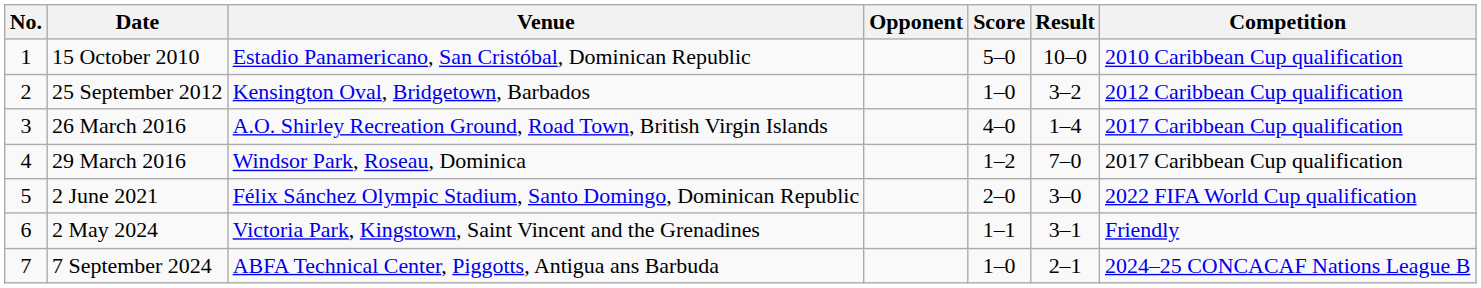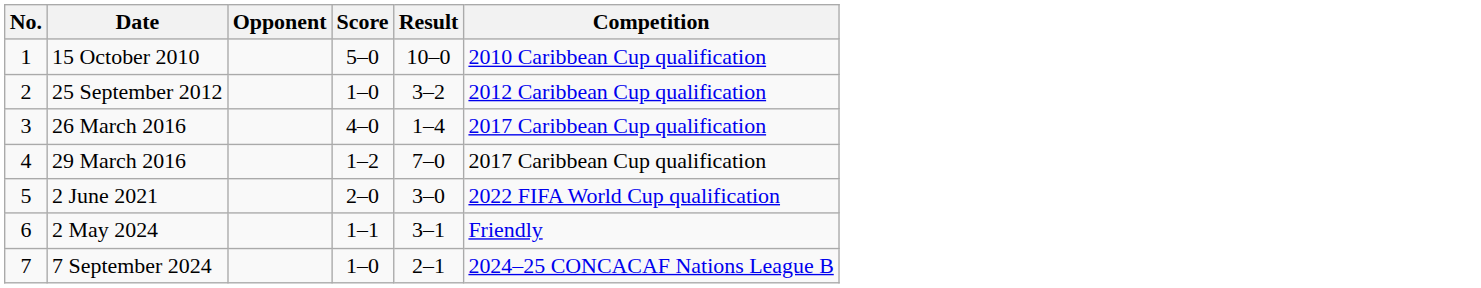- column: (546, 21)
